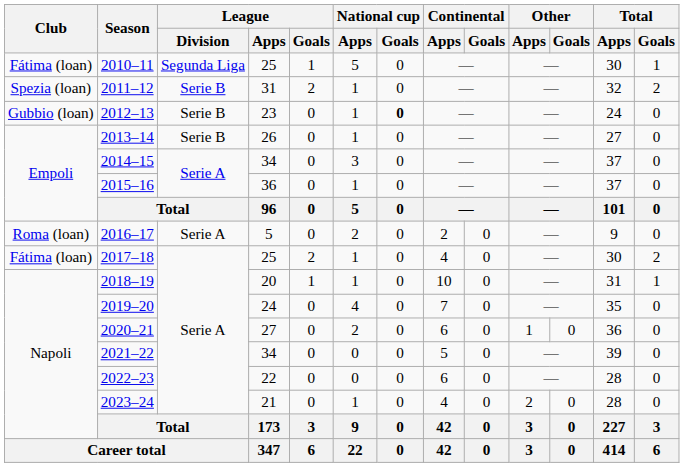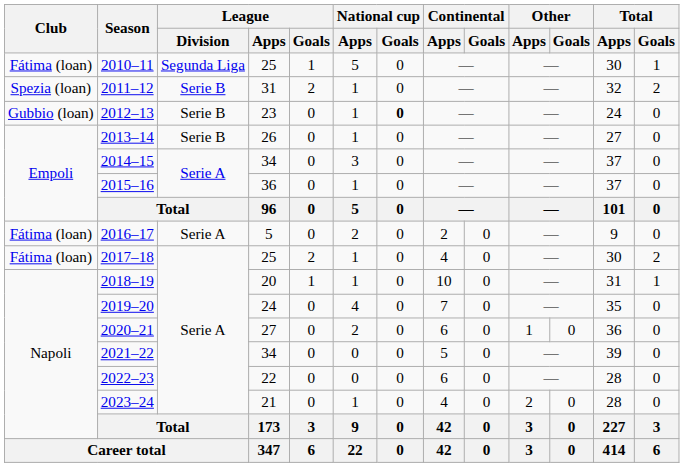(51, 233) Roma (loan) -> (51, 233) Fátima (loan)
